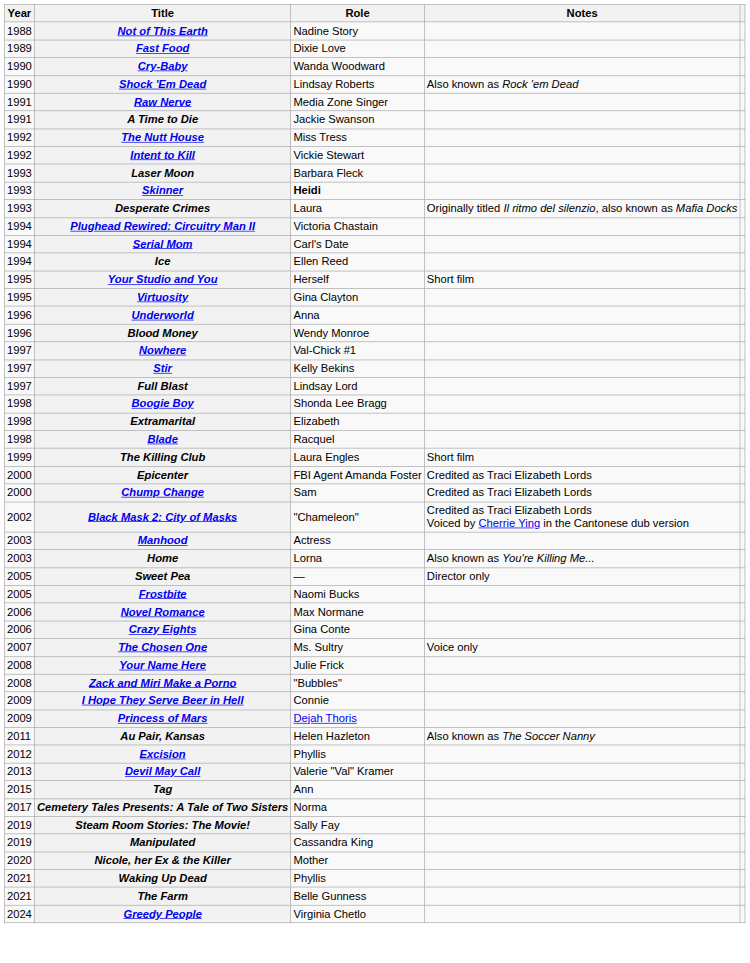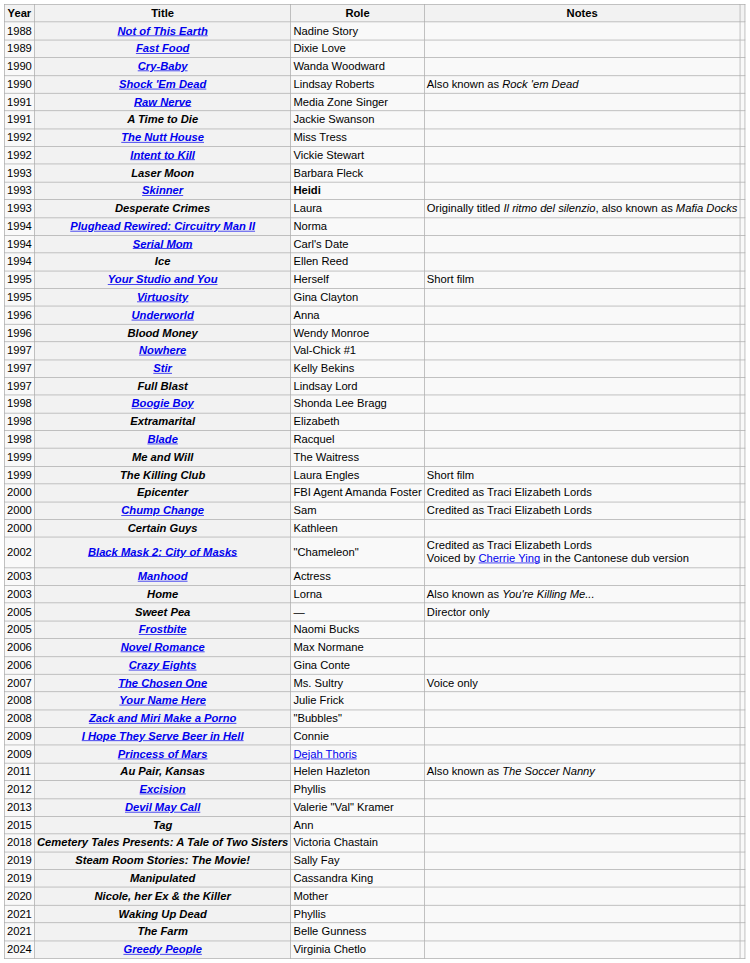(336, 226) Victoria Chastain -> (310, 226) Norma
+ row: (163, 457)
+ row: (163, 528)
(19, 807) 2017 -> (19, 843) 2018
(310, 807) Norma -> (336, 843) Victoria Chastain
